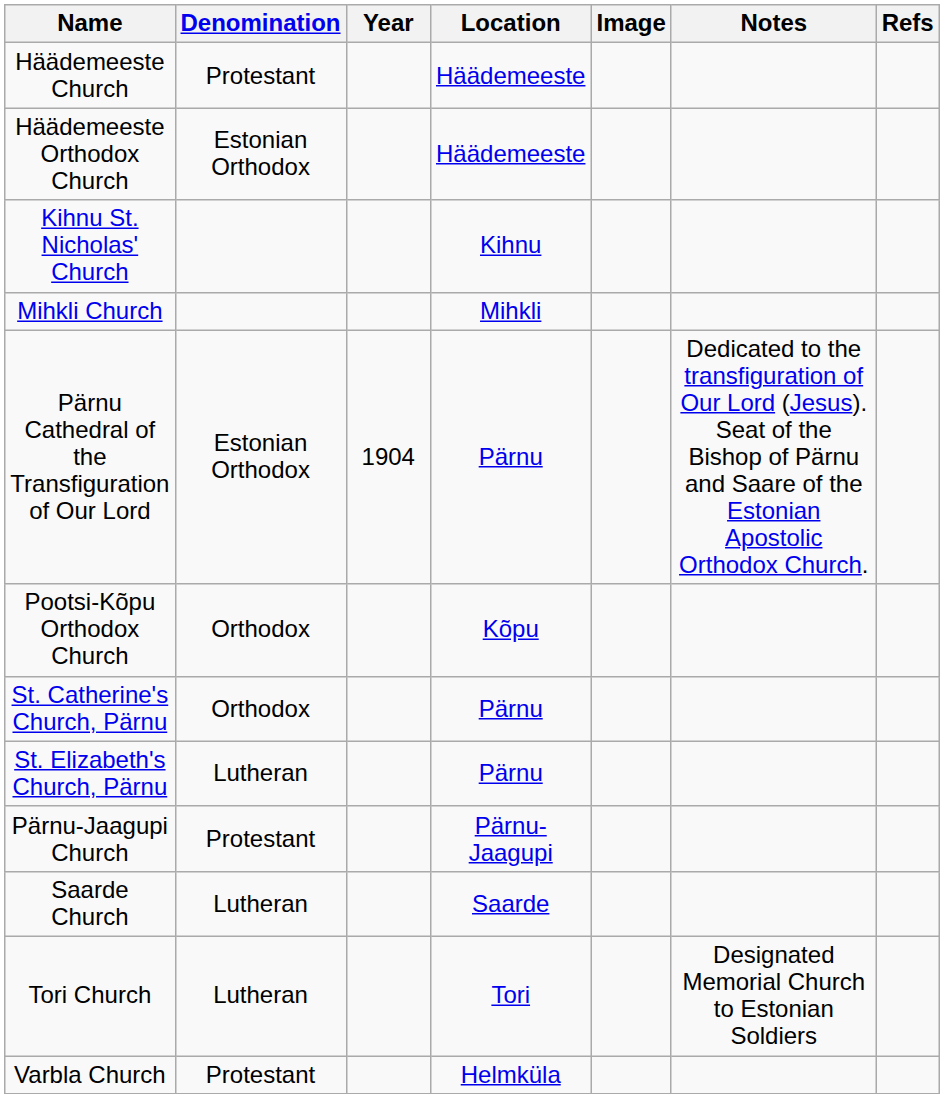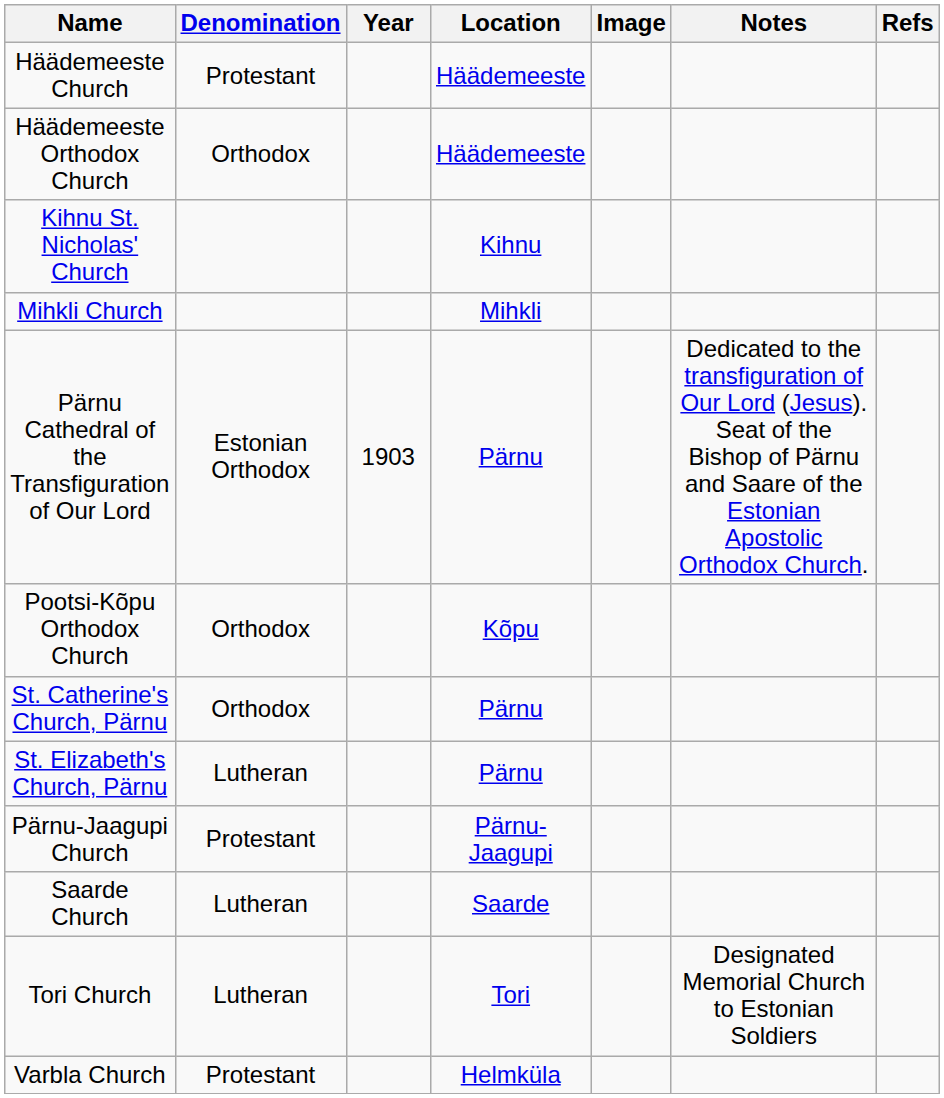(261, 153) Estonian Orthodox -> (261, 153) Orthodox
(388, 456) 1904 -> (388, 456) 1903
